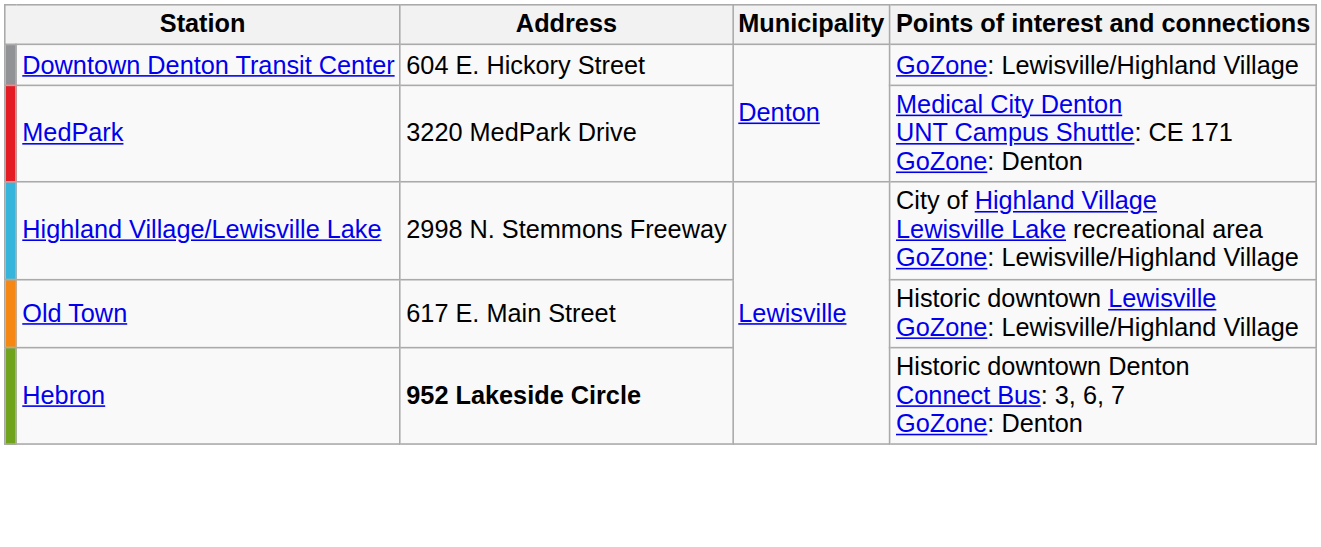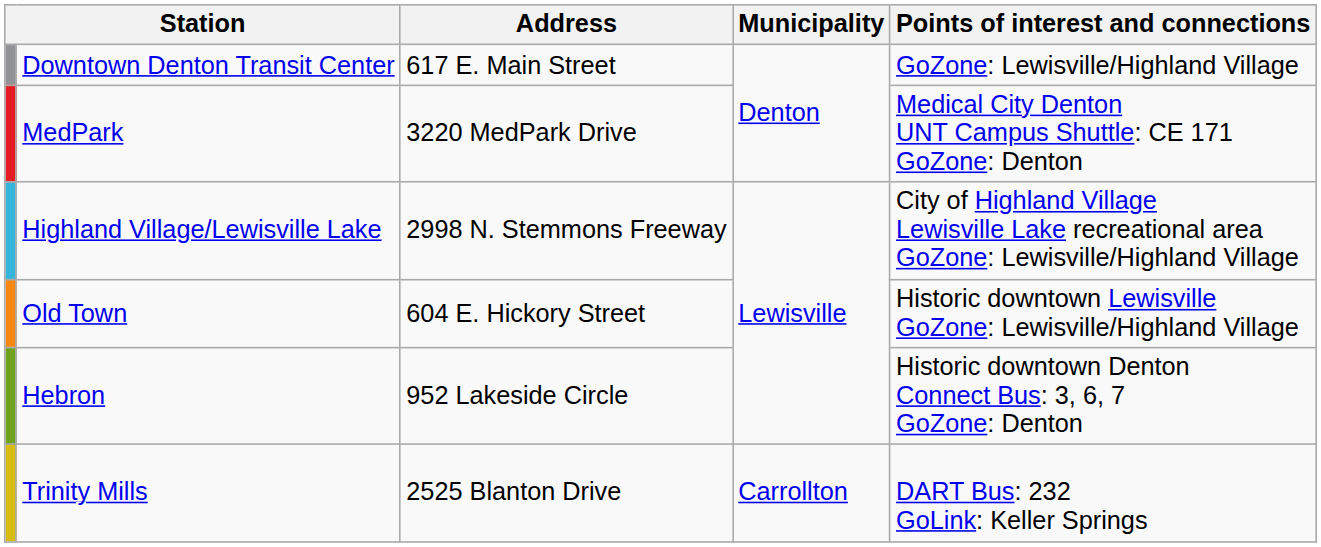(526, 64) 604 E. Hickory Street -> (511, 64) 617 E. Main Street
(511, 312) 617 E. Main Street -> (526, 312) 604 E. Hickory Street
(524, 395) bold -> (517, 395) normal
+ row: (85, 492)
